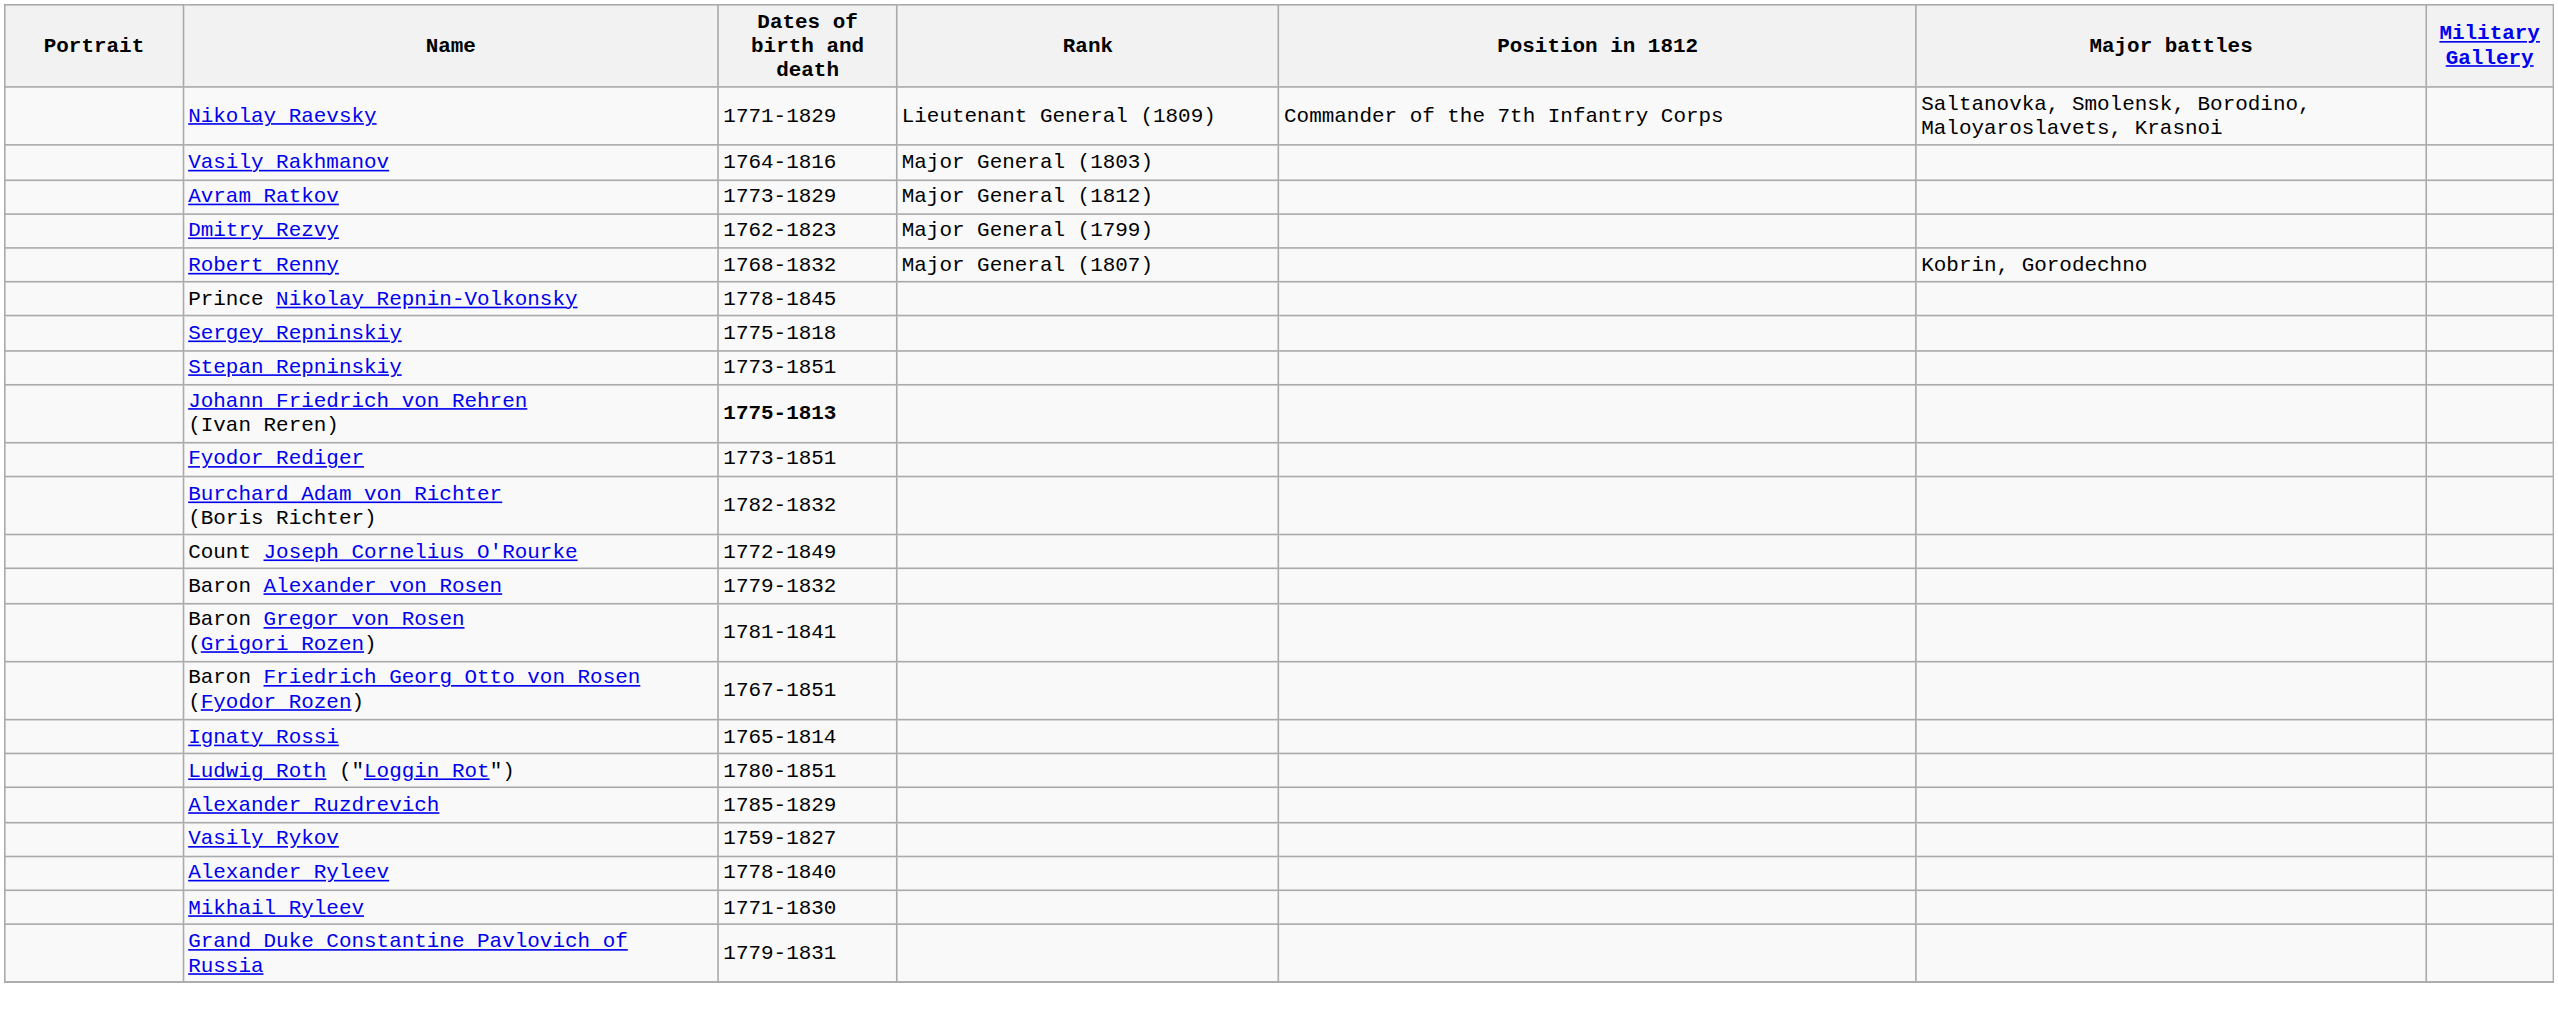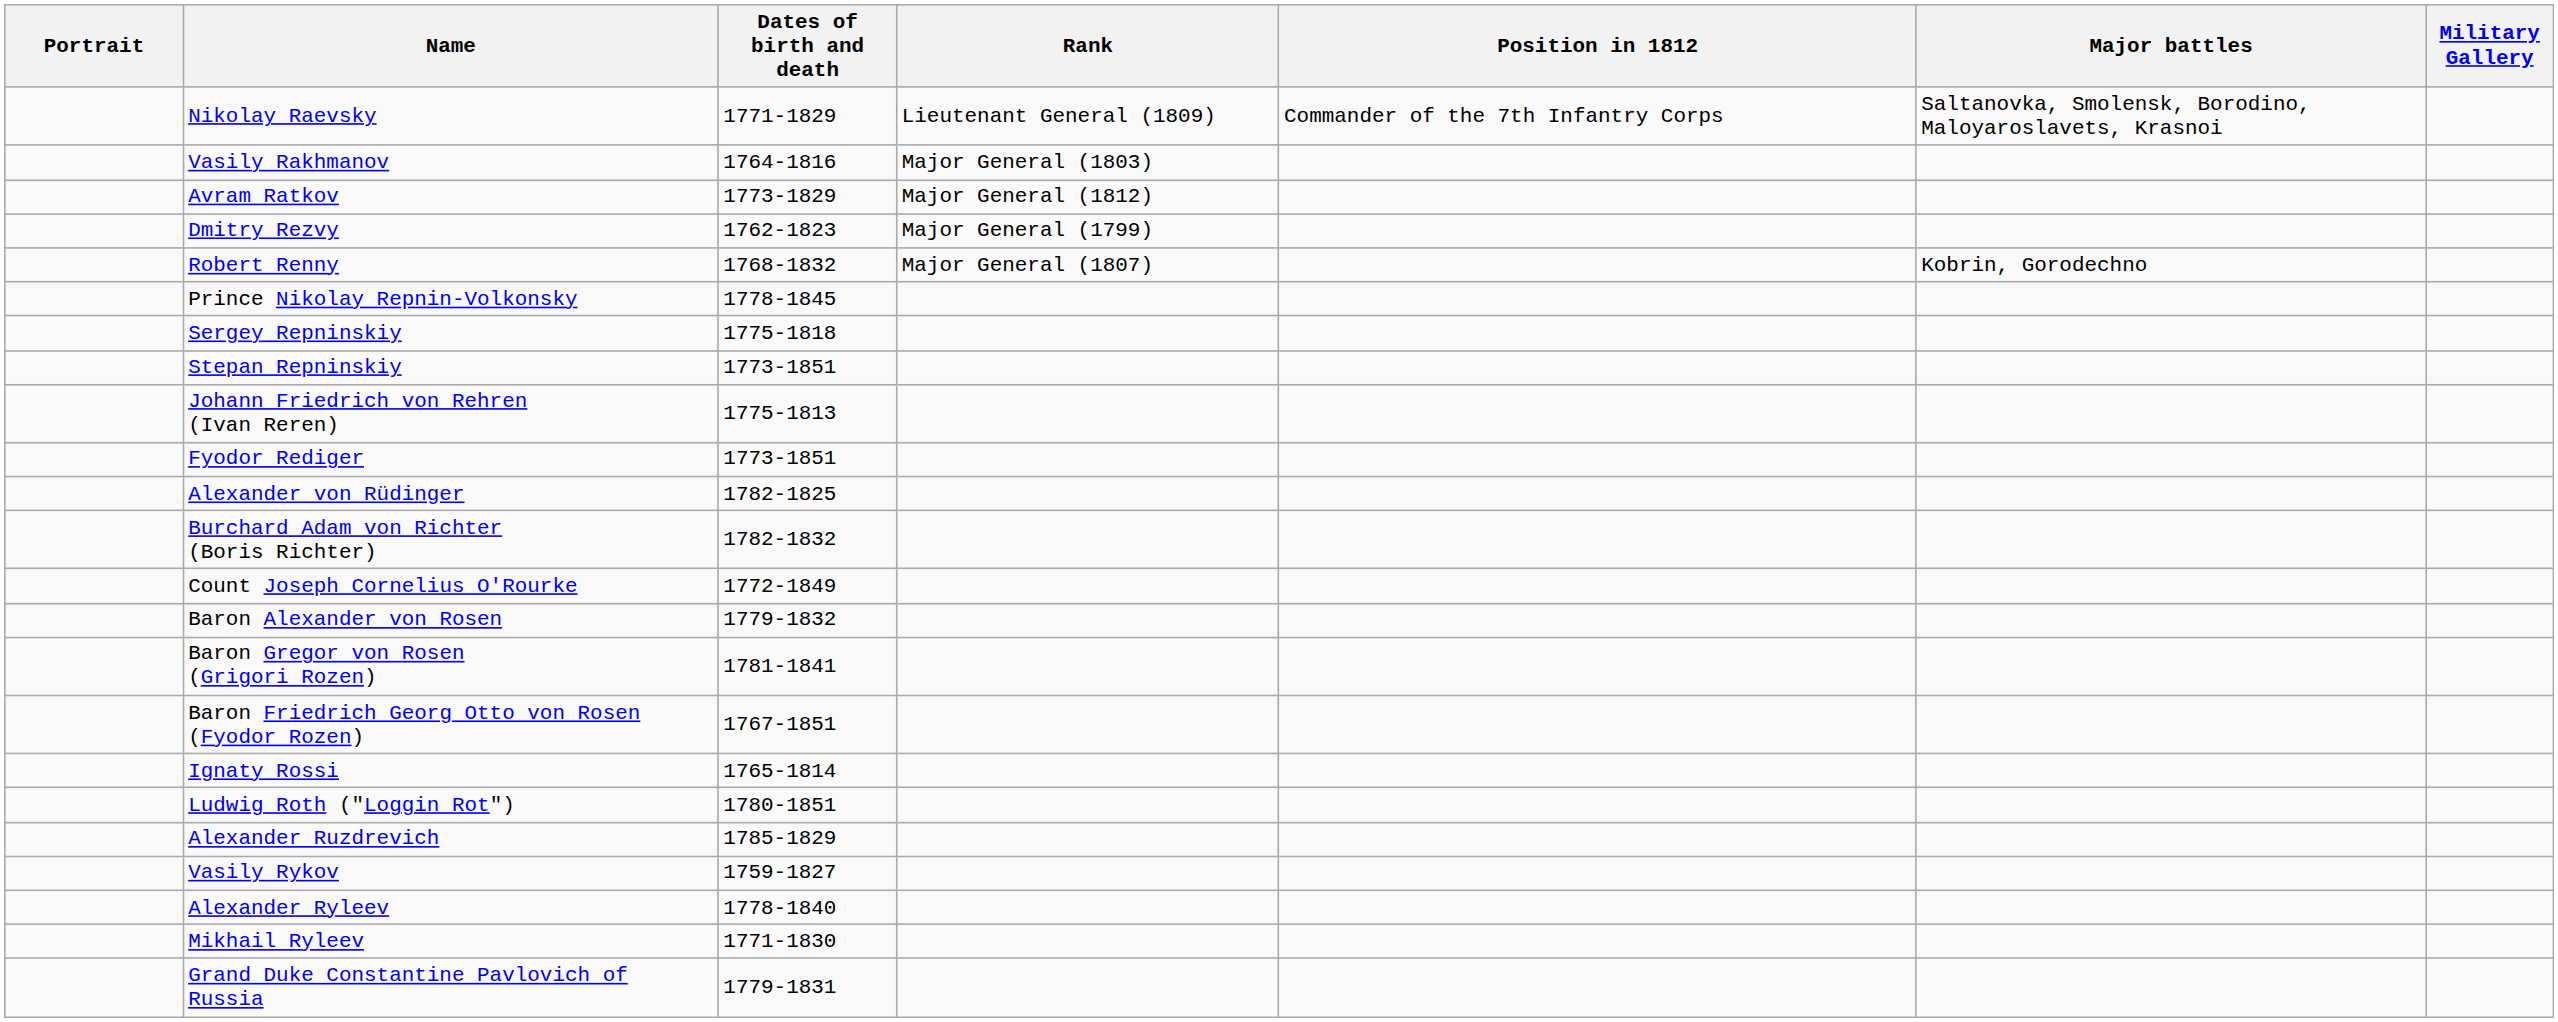(780, 413) bold -> (780, 413) normal
+ row: (326, 494)
